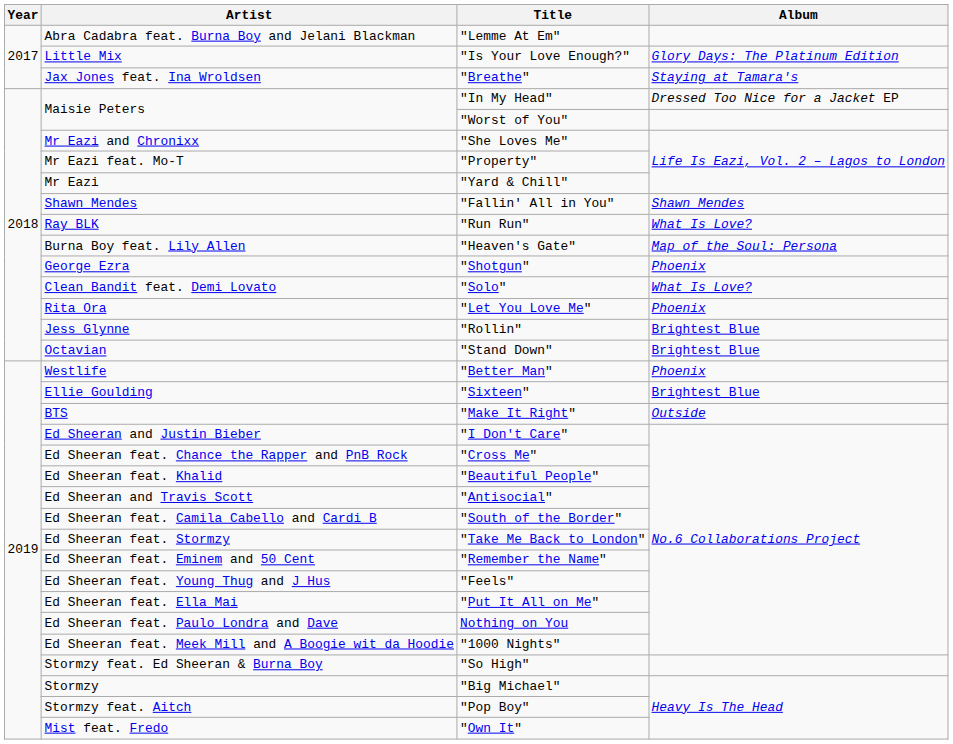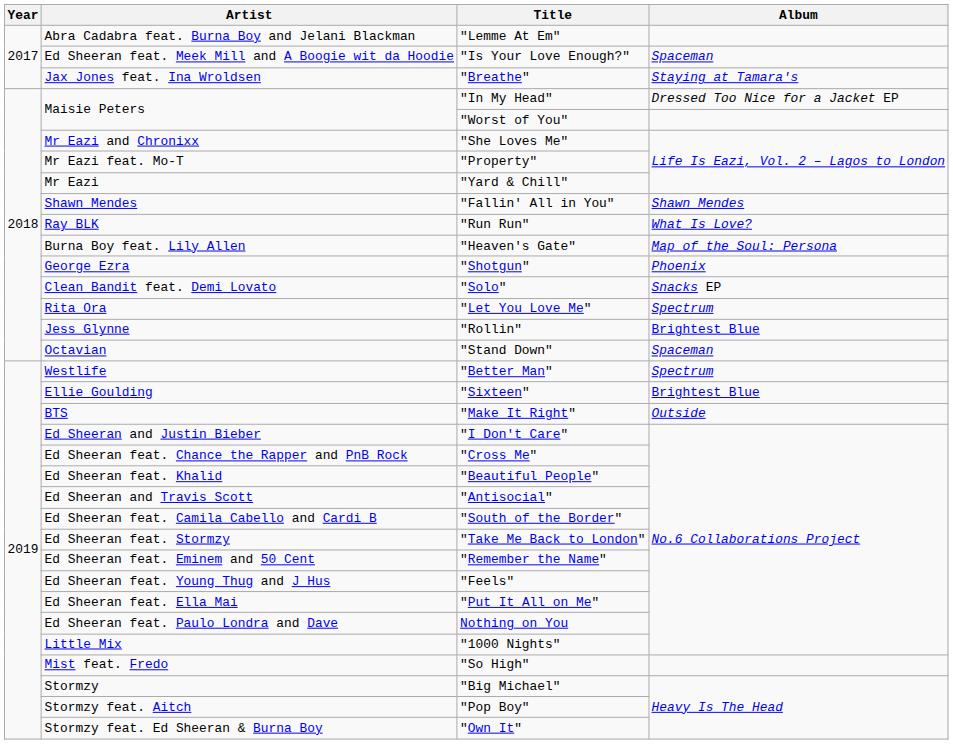(83, 57) Little Mix -> (249, 57) Ed Sheeran feat. Meek Mill and A Boogie wit da Hoodie
(775, 57) Glory Days: The Platinum Edition -> (682, 57) Spaceman
(702, 288) What Is Love? -> (686, 288) Snacks EP
(679, 309) Phoenix -> (682, 309) Spectrum
(706, 351) Brightest Blue -> (682, 351) Spaceman
(679, 372) Phoenix -> (682, 372) Spectrum
(249, 644) Ed Sheeran feat. Meek Mill and A Boogie wit da Hoodie -> (83, 644) Little Mix
(184, 665) Stormzy feat. Ed Sheeran & Burna Boy -> (106, 665) Mist feat. Fredo
(106, 728) Mist feat. Fredo -> (184, 728) Stormzy feat. Ed Sheeran & Burna Boy
